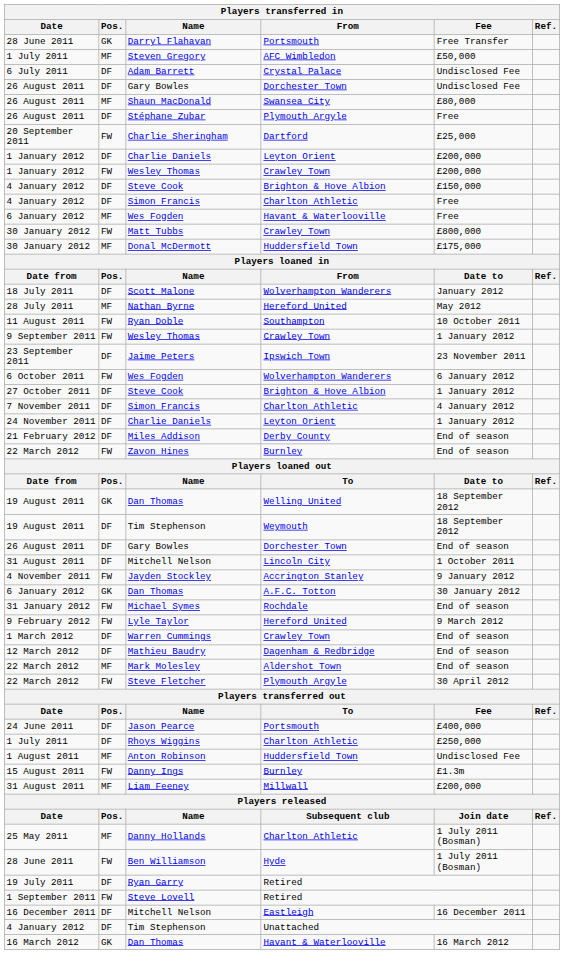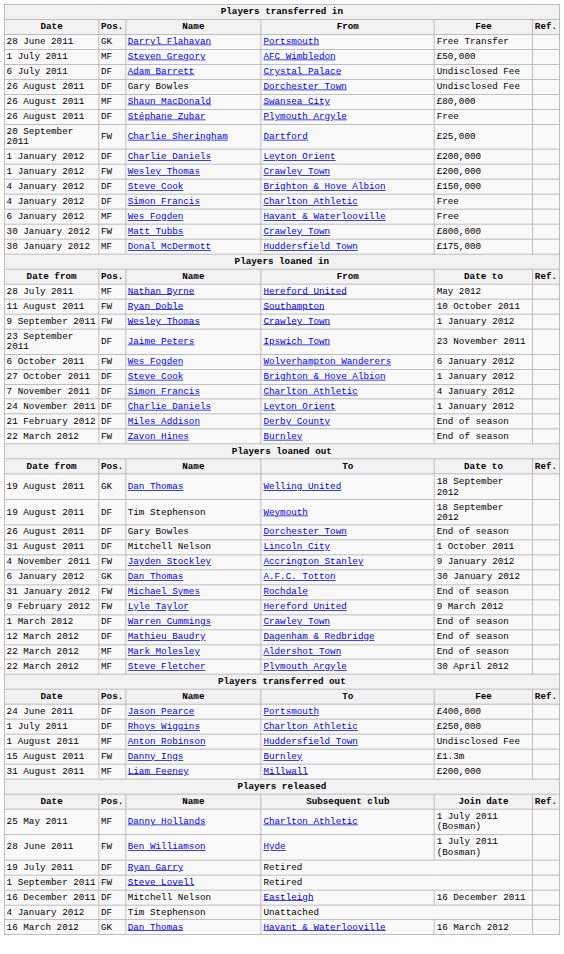- row: (40, 292)
(107, 682) FW -> (107, 667) MF
